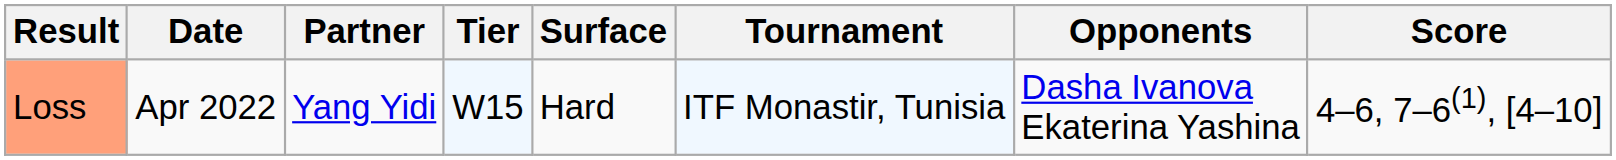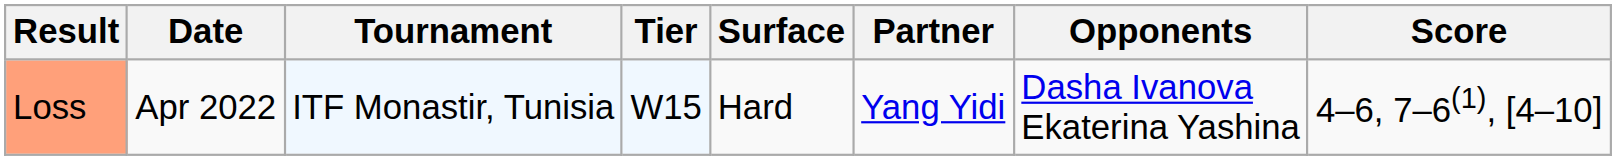columns swapped: (844, 32) <-> (364, 32)
